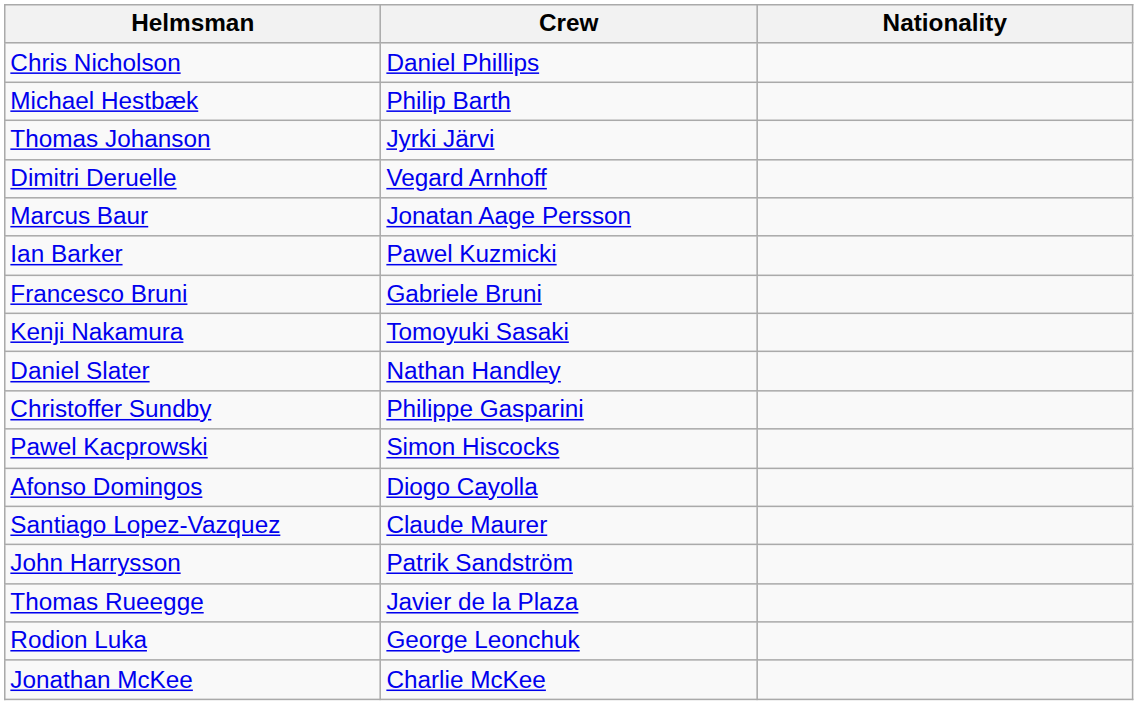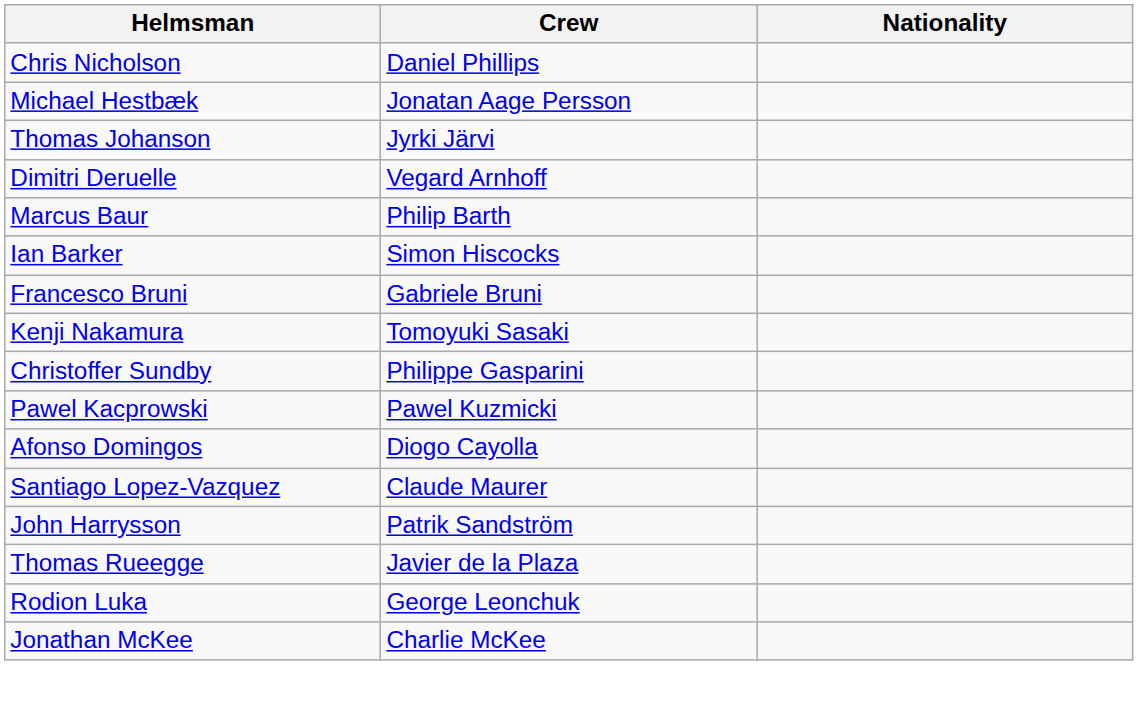(449, 100) Philip Barth -> (509, 100) Jonatan Aage Persson
(509, 216) Jonatan Aage Persson -> (449, 216) Philip Barth
(472, 255) Pawel Kuzmicki -> (473, 255) Simon Hiscocks
- row: (80, 370)
(473, 448) Simon Hiscocks -> (472, 409) Pawel Kuzmicki
